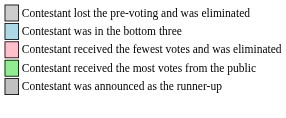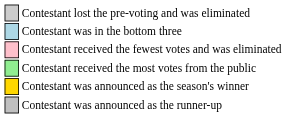+ row: (135, 86)
